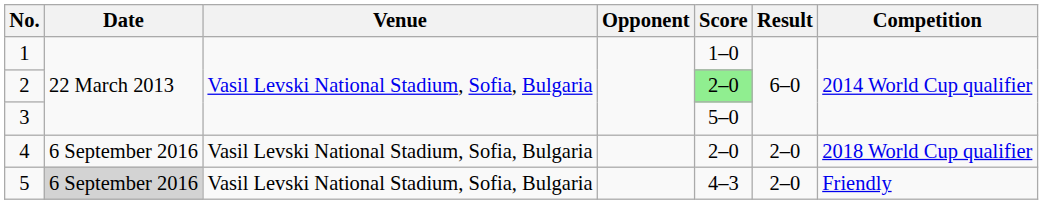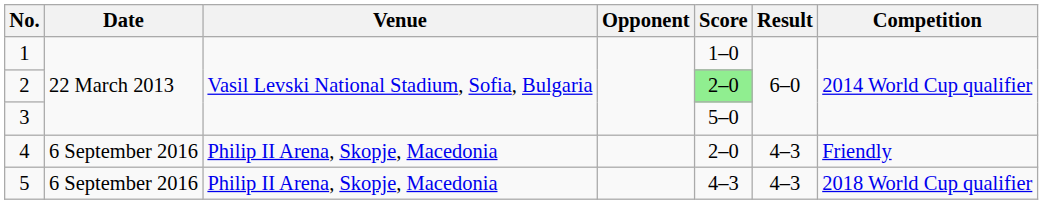(400, 150) Vasil Levski National Stadium, Sofia, Bulgaria -> (352, 150) Philip II Arena, Skopje, Macedonia
(785, 150) 2–0 -> (785, 150) 4–3
(927, 150) 2018 World Cup qualifier -> (857, 150) Friendly
(123, 183) lightgrey background -> (123, 183) no background
(400, 183) Vasil Levski National Stadium, Sofia, Bulgaria -> (352, 183) Philip II Arena, Skopje, Macedonia
(785, 183) 2–0 -> (785, 183) 4–3
(857, 183) Friendly -> (927, 183) 2018 World Cup qualifier
